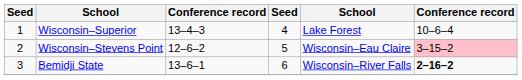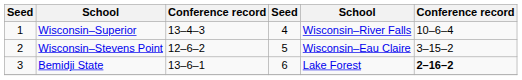(332, 30) Lake Forest -> (357, 30) Wisconsin–River Falls
(435, 48) pink background -> (435, 48) no background
(357, 65) Wisconsin–River Falls -> (332, 65) Lake Forest
